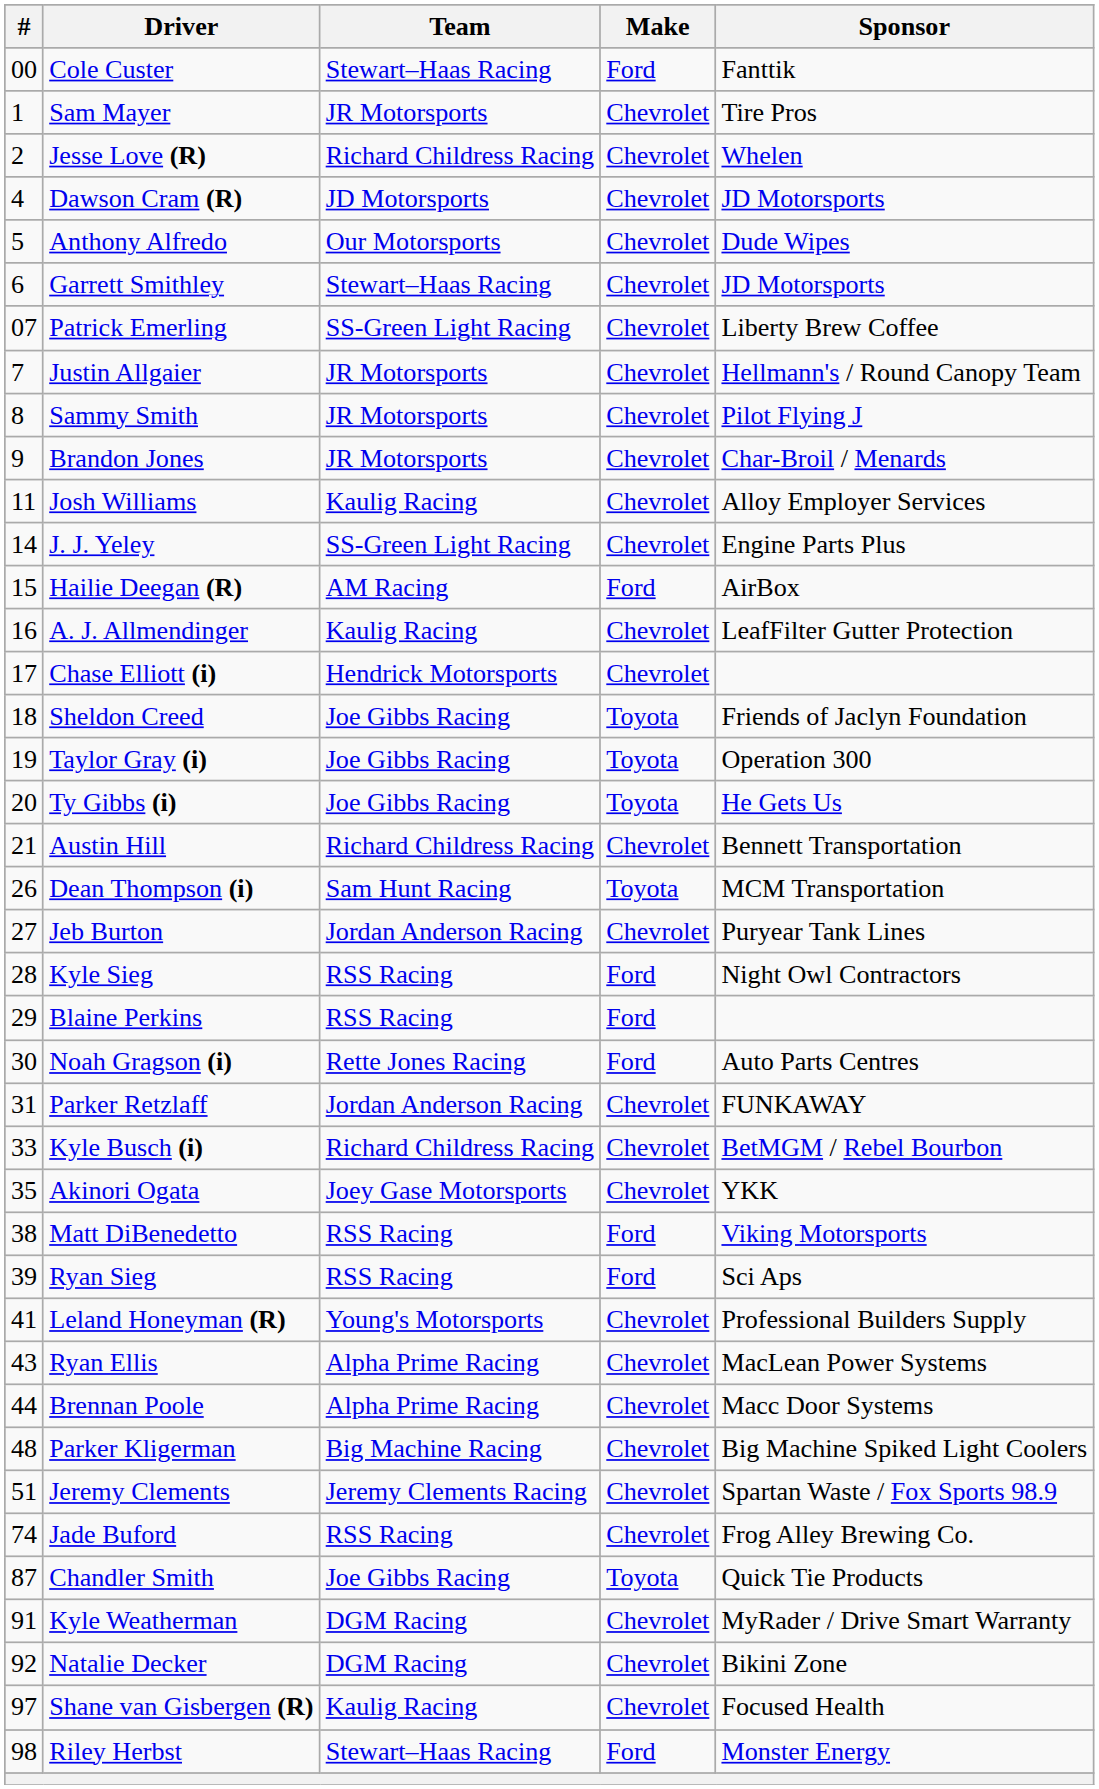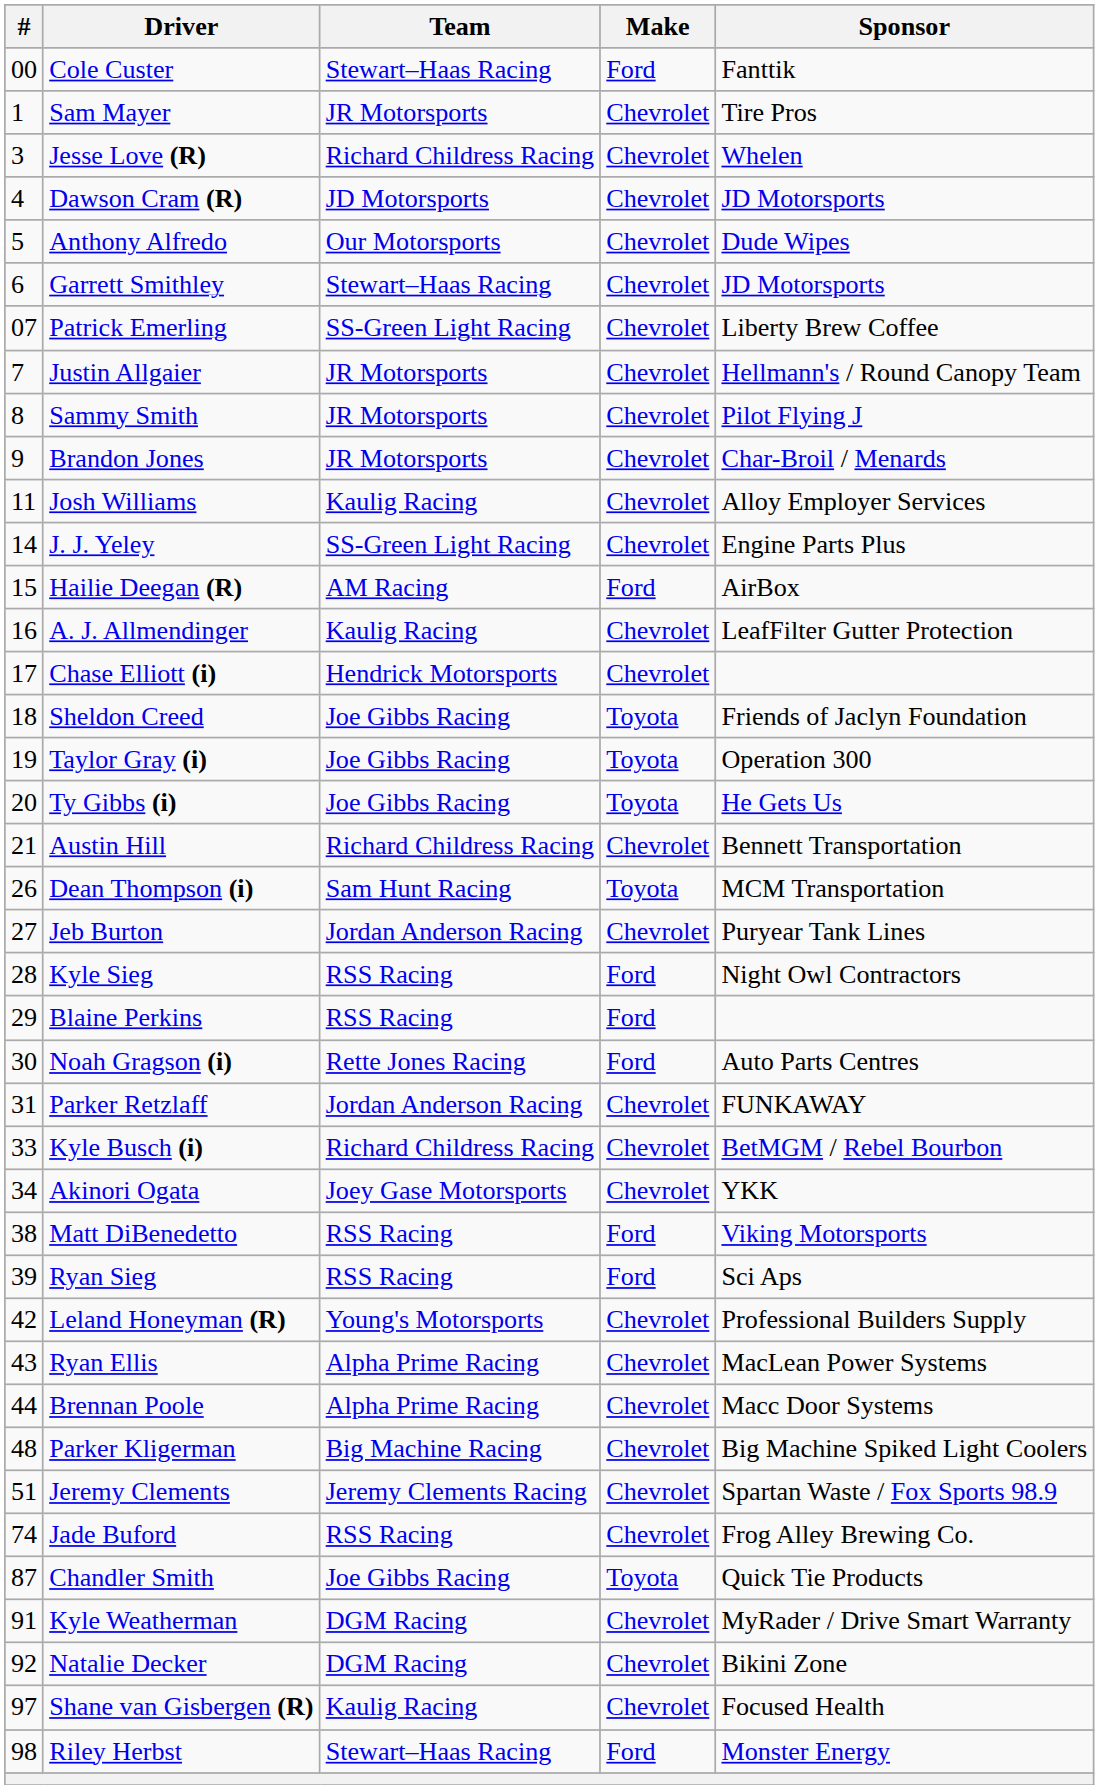(17, 155) 2 -> (17, 155) 3
(24, 1190) 35 -> (24, 1190) 34
(24, 1319) 41 -> (24, 1319) 42
